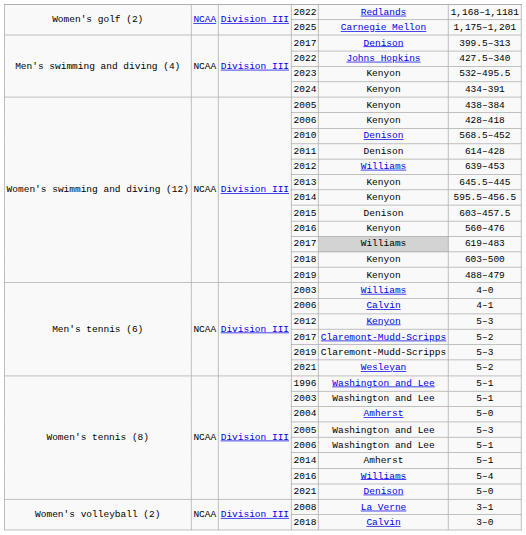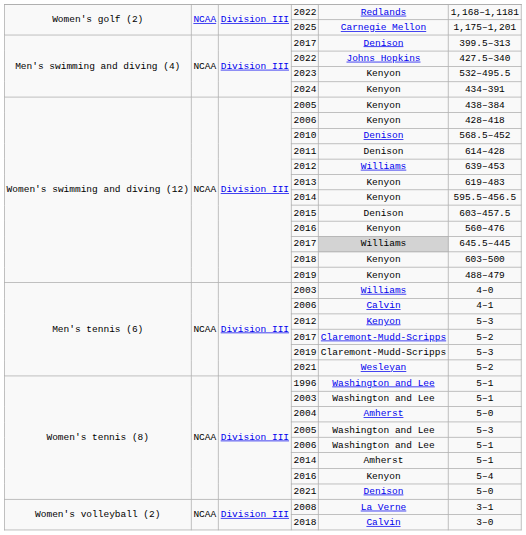(485, 182) 645.5–445 -> (485, 182) 619–483
(485, 244) 619–483 -> (485, 244) 645.5–445
(384, 476) Williams -> (383, 476) Kenyon
